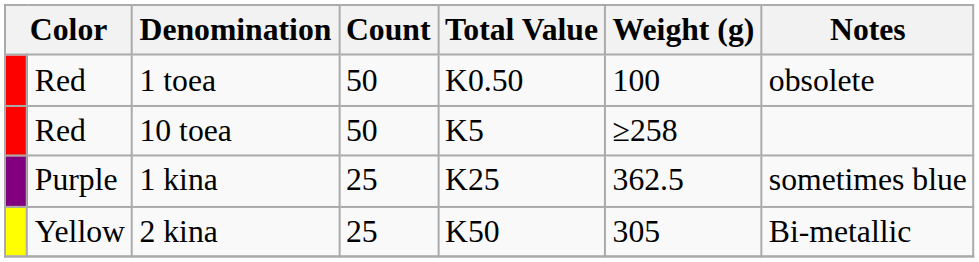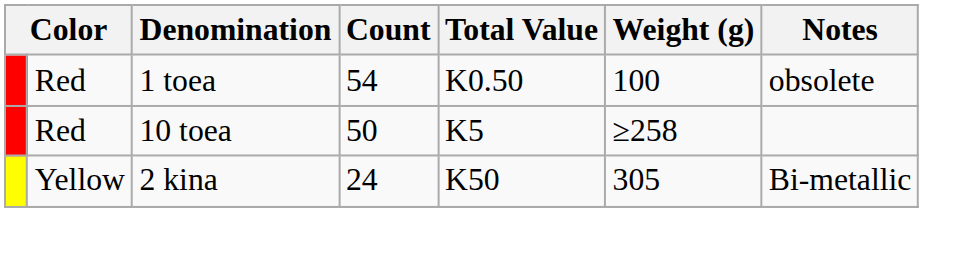(362, 79) 50 -> (362, 79) 54
- row: (179, 180)
(362, 230) 25 -> (362, 180) 24
